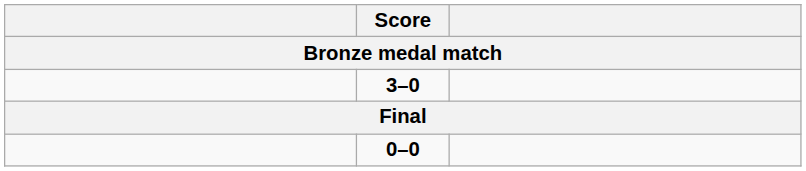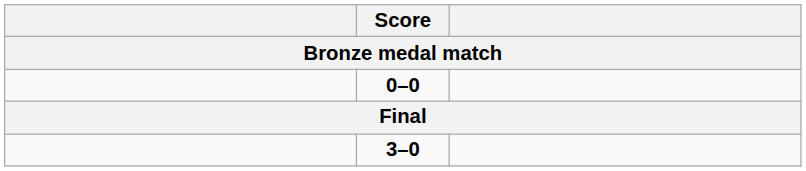rows swapped: (403, 85) <-> (403, 149)
